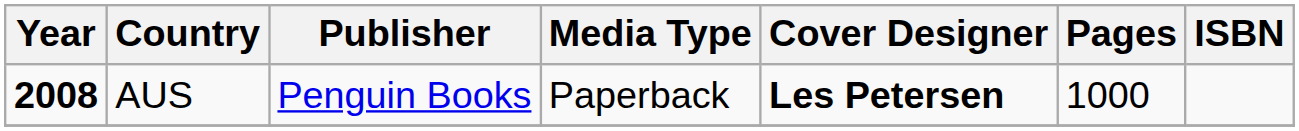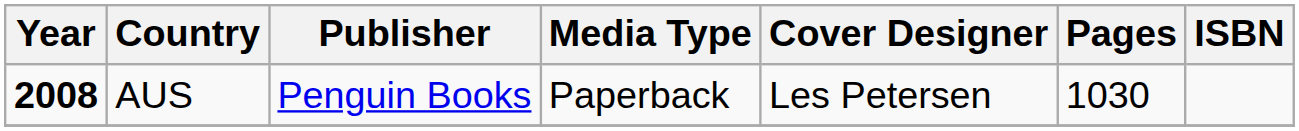(887, 94) bold -> (880, 94) normal
(1108, 94) 1000 -> (1108, 94) 1030
